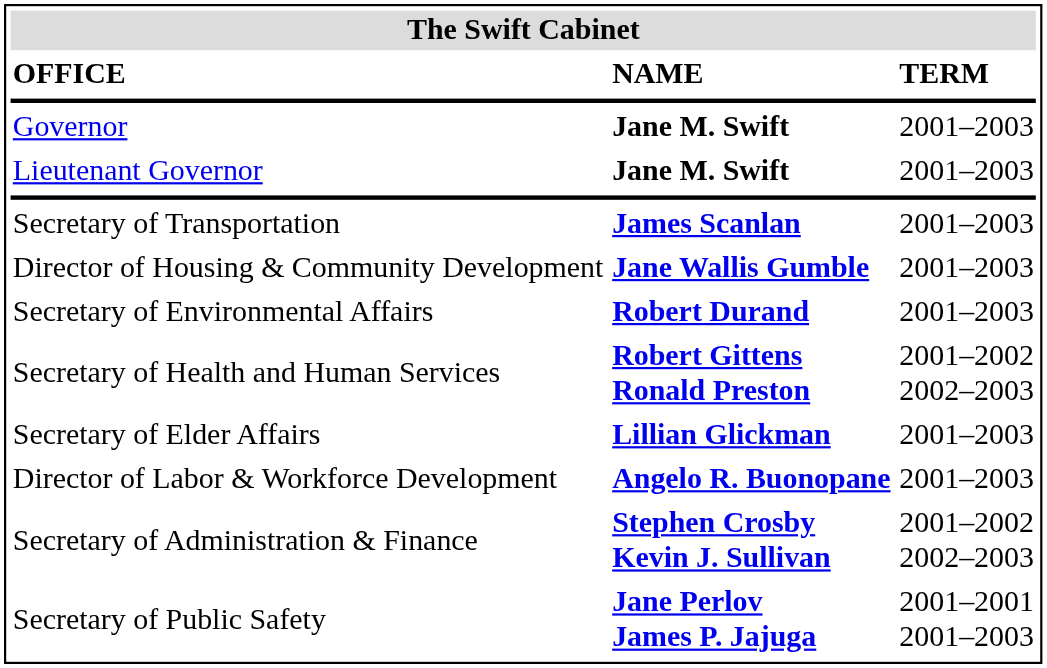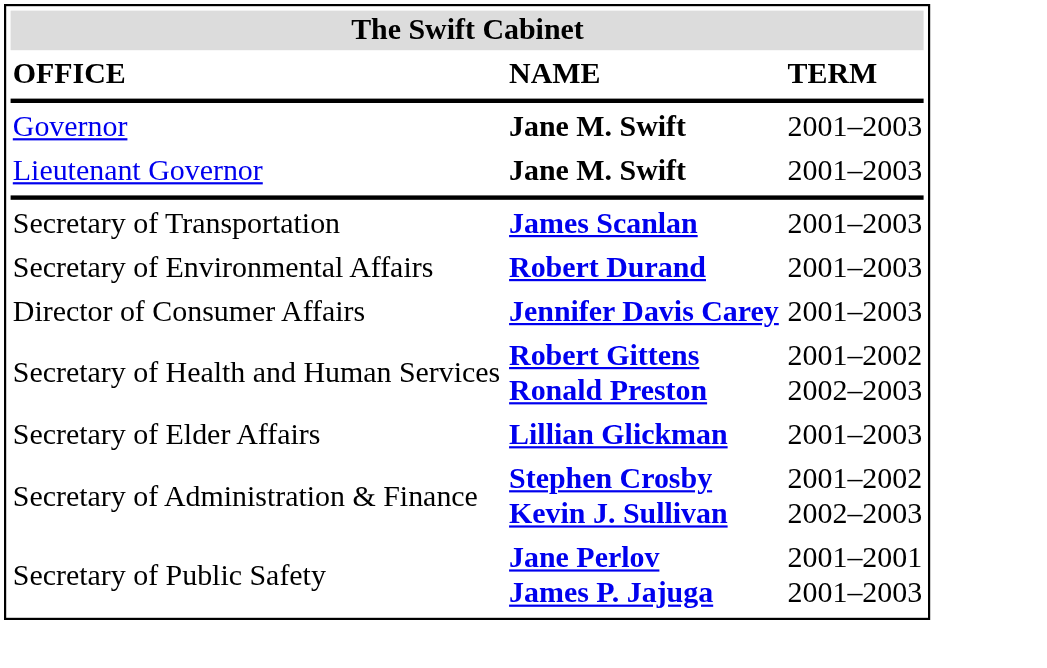- row: (308, 267)
+ row: (189, 311)
- row: (285, 478)
